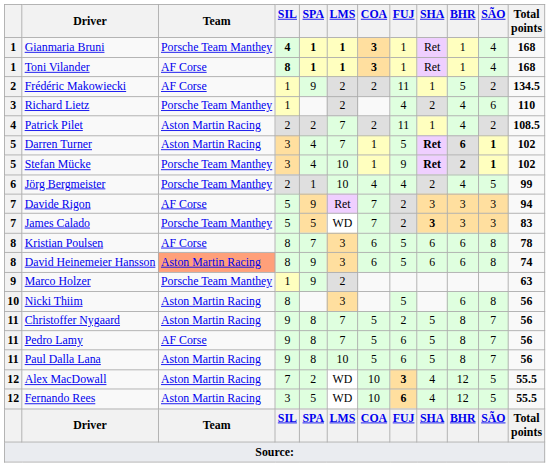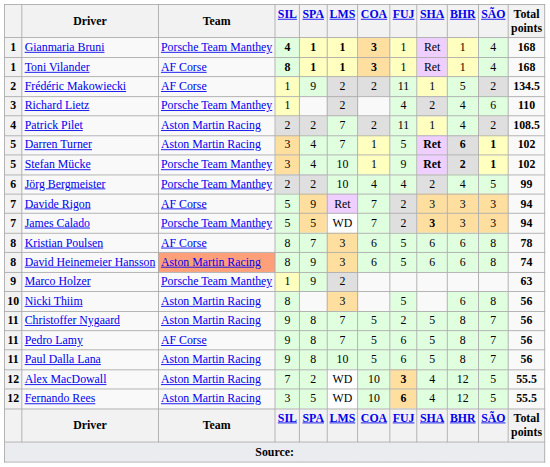(313, 183) 1 -> (313, 183) 2
(527, 222) 83 -> (527, 222) 94
